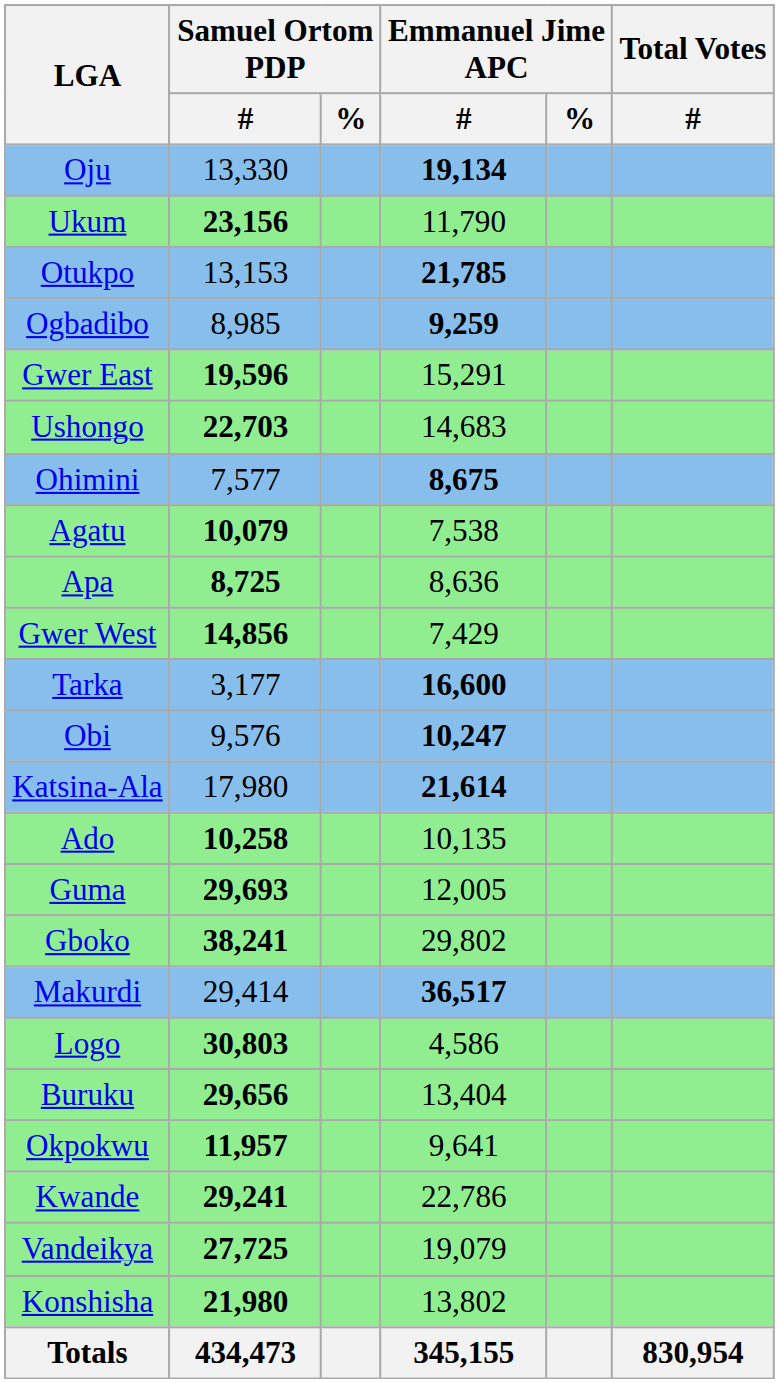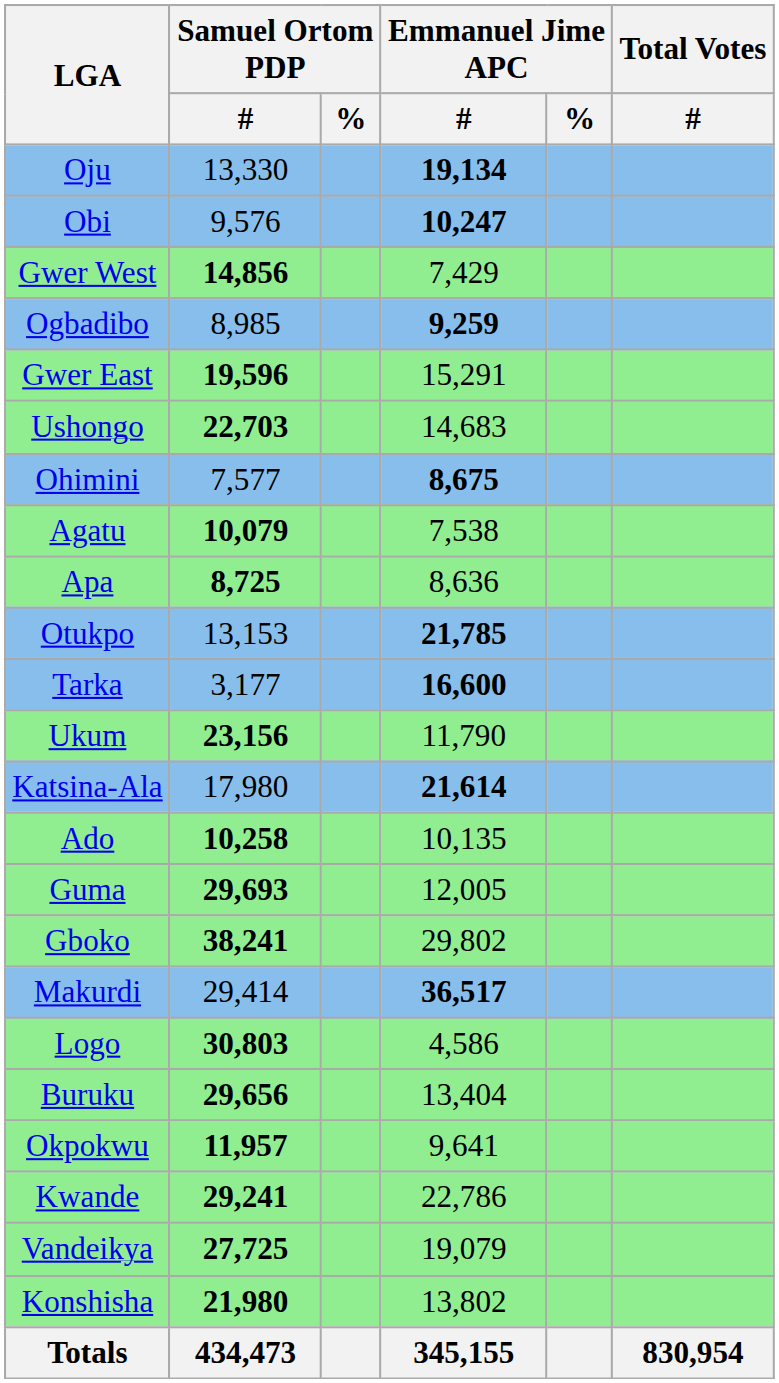rows swapped: (87, 735) <-> (87, 221)
rows swapped: (87, 632) <-> (87, 272)
